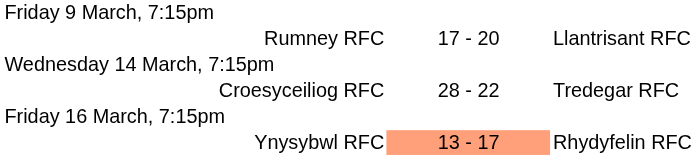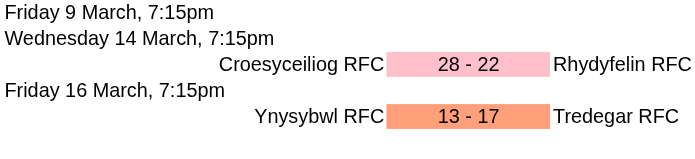- row: (324, 38)
(469, 90) no background -> (469, 64) pink background
(616, 90) Tredegar RFC -> (622, 64) Rhydyfelin RFC
(622, 142) Rhydyfelin RFC -> (616, 116) Tredegar RFC
